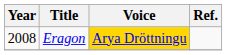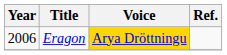(22, 38) 2008 -> (22, 38) 2006
